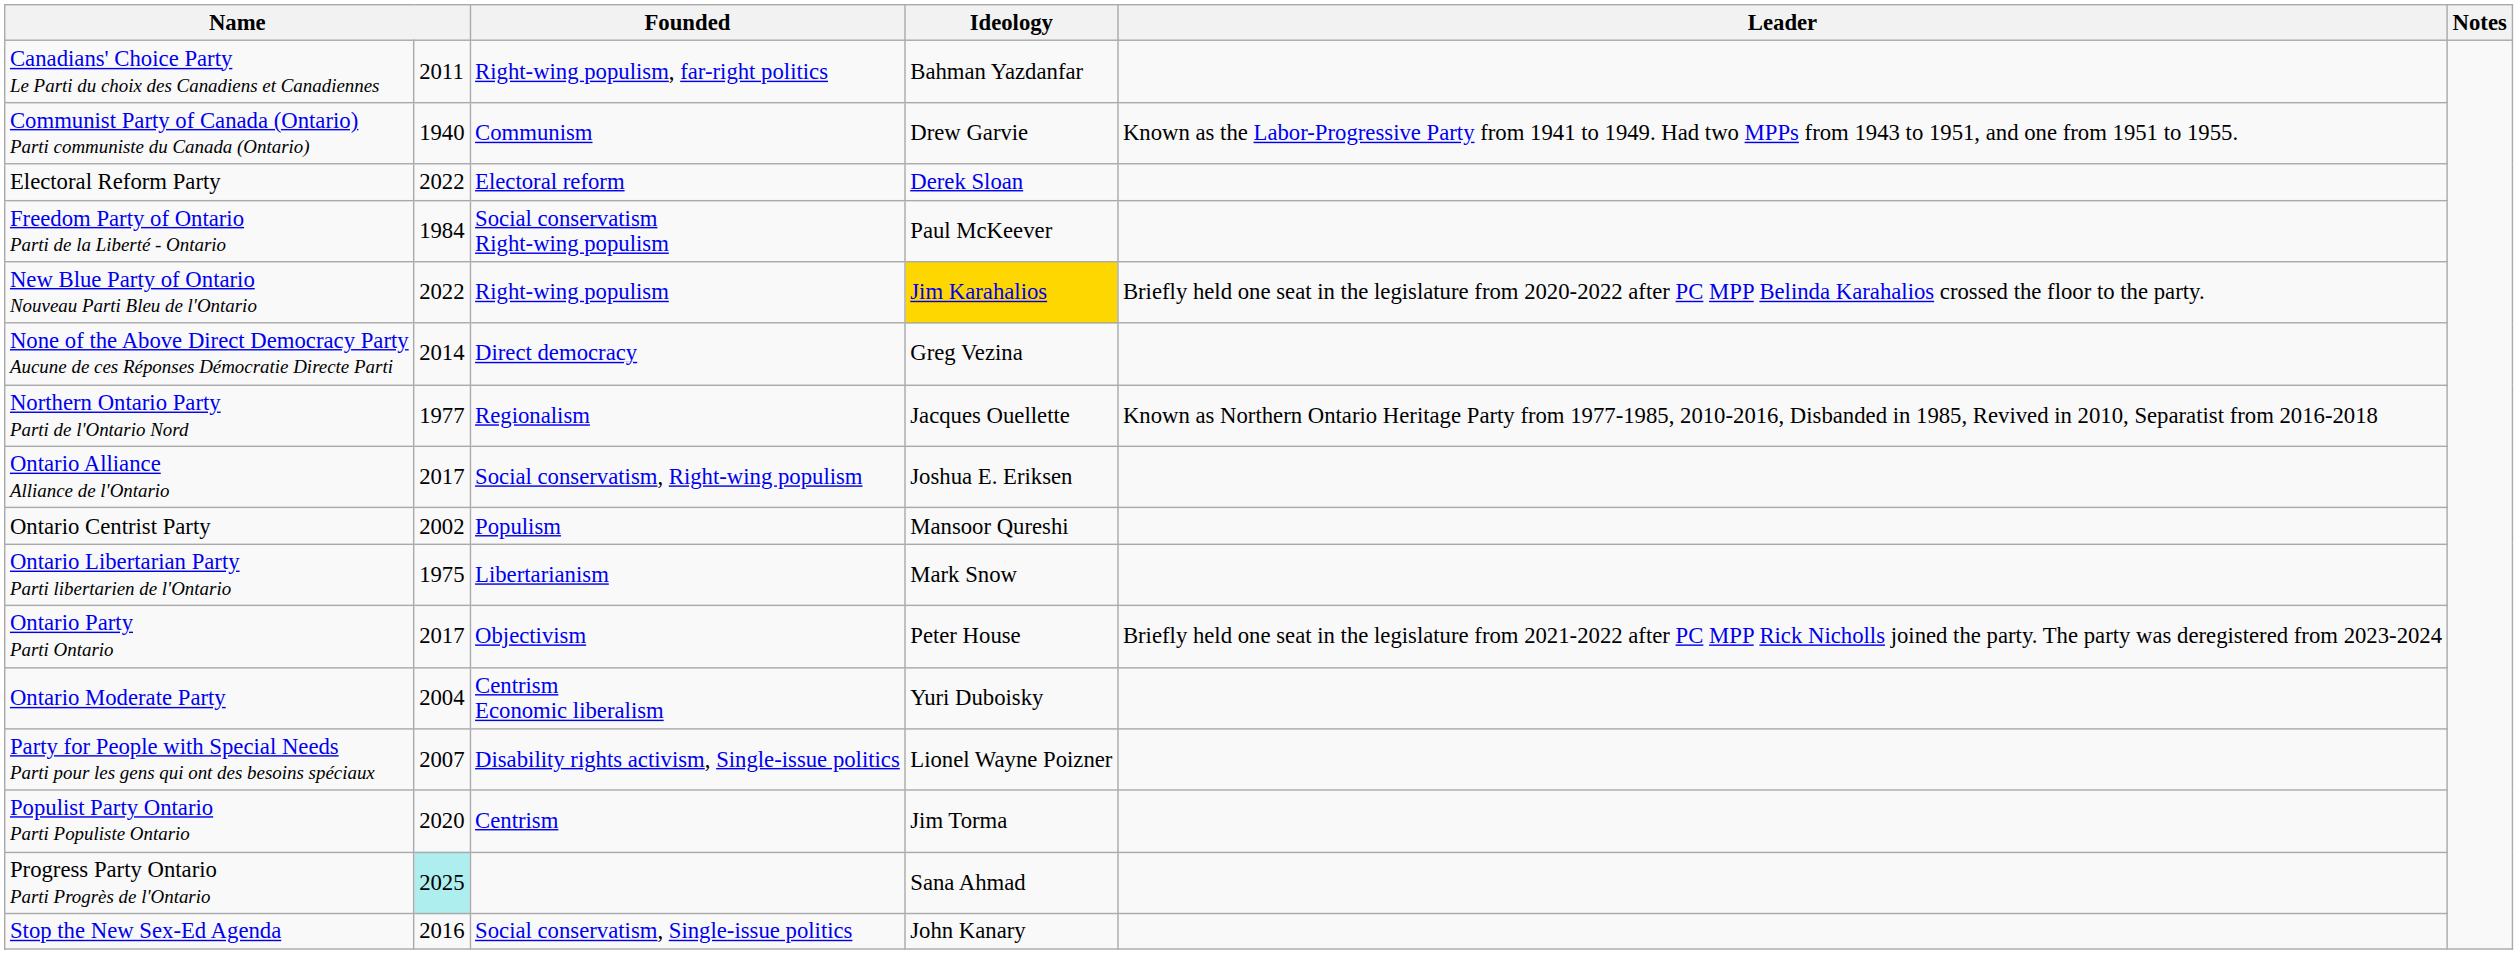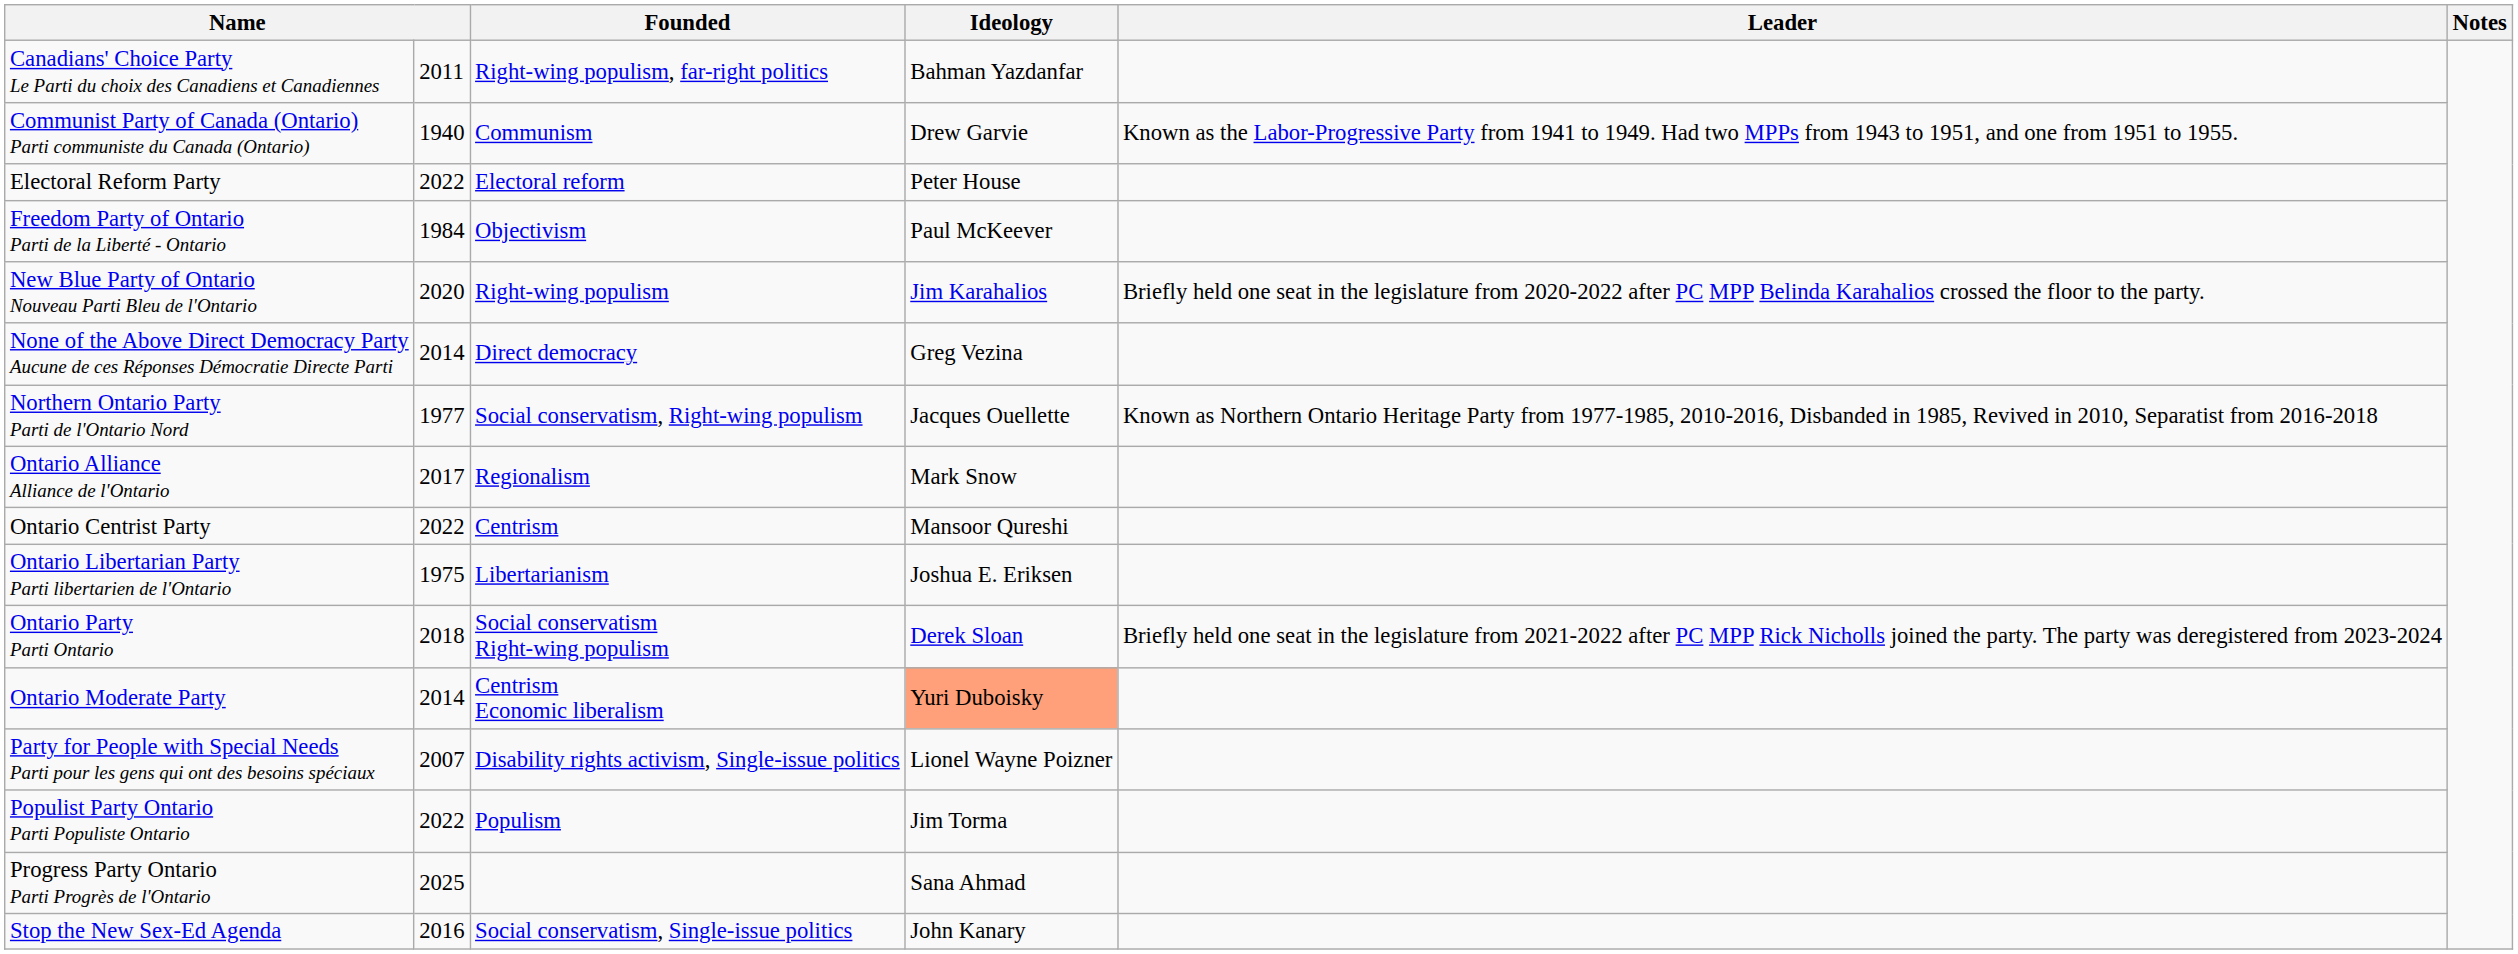(967, 181) Derek Sloan -> (965, 181) Peter House
(572, 230) Social conservatism Right-wing populism -> (531, 230) Objectivism
(442, 292) 2022 -> (442, 292) 2020
(979, 292) gold background -> (979, 292) no background
(532, 415) Regionalism -> (669, 415) Social conservatism, Right-wing populism
(669, 476) Social conservatism, Right-wing populism -> (532, 476) Regionalism
(991, 476) Joshua E. Eriksen -> (964, 476) Mark Snow
(442, 525) 2002 -> (442, 525) 2022
(518, 525) Populism -> (517, 525) Centrism
(964, 574) Mark Snow -> (991, 574) Joshua E. Eriksen
(442, 636) 2017 -> (442, 636) 2018
(531, 636) Objectivism -> (572, 636) Social conservatism Right-wing populism
(965, 636) Peter House -> (967, 636) Derek Sloan
(442, 697) 2004 -> (442, 697) 2014
(977, 697) no background -> (977, 697) lightsalmon background
(442, 820) 2020 -> (442, 820) 2022
(517, 820) Centrism -> (518, 820) Populism
(442, 882) paleturquoise background -> (442, 882) no background
